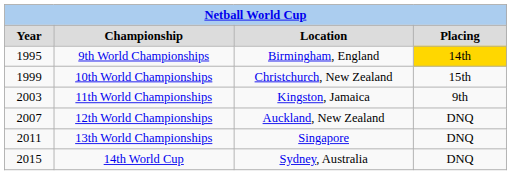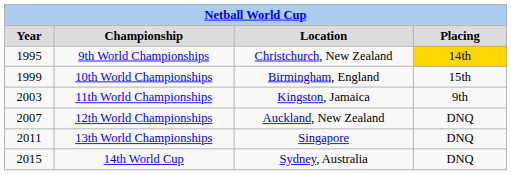(324, 56) Birmingham, England -> (324, 56) Christchurch, New Zealand
(324, 77) Christchurch, New Zealand -> (324, 77) Birmingham, England
